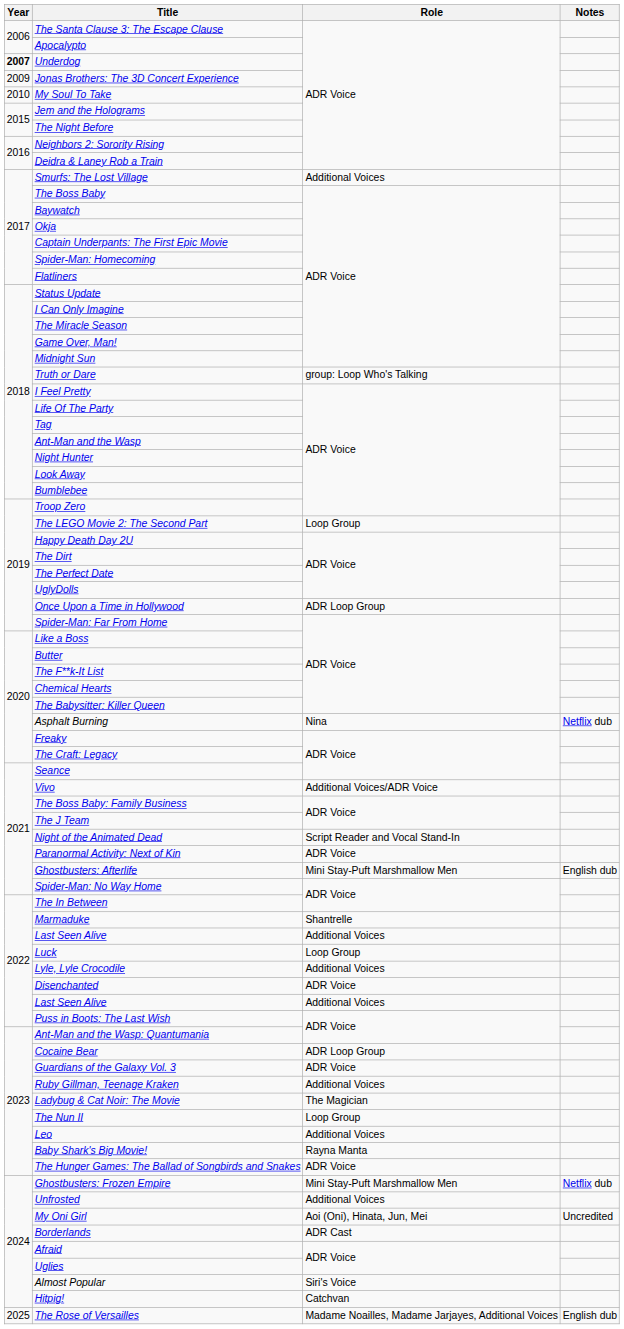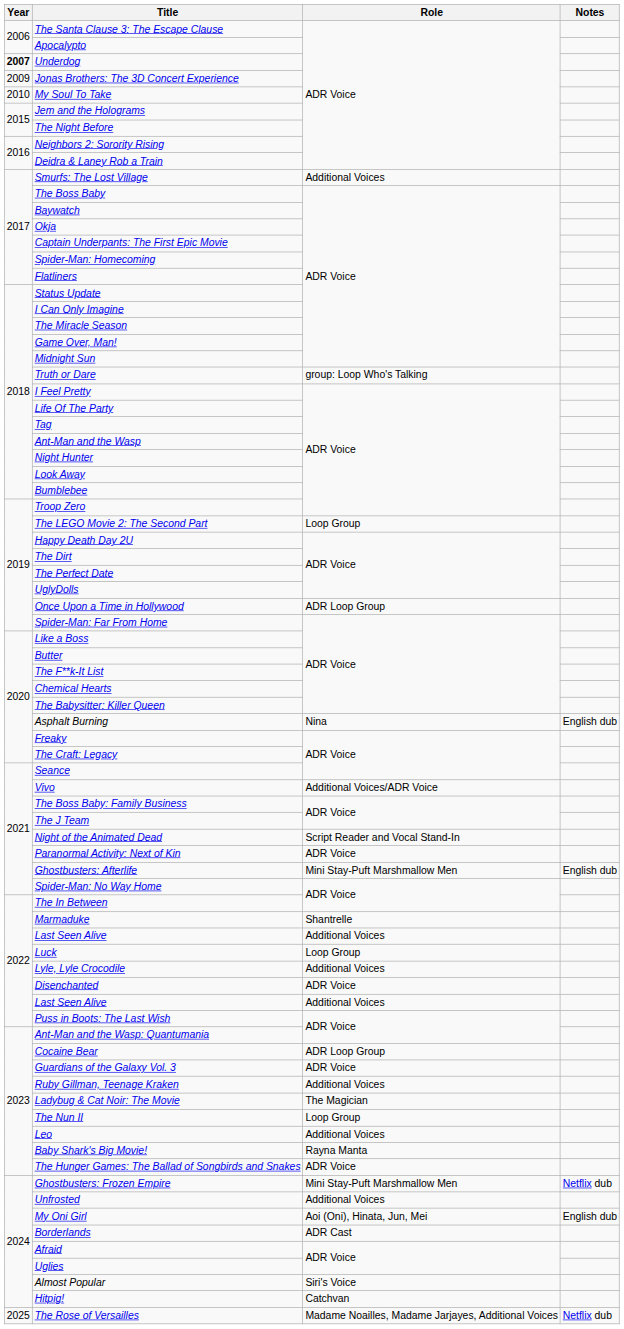(587, 721) Netflix dub -> (590, 721) English dub
(588, 1216) Uncredited -> (590, 1216) English dub
(590, 1315) English dub -> (587, 1315) Netflix dub
